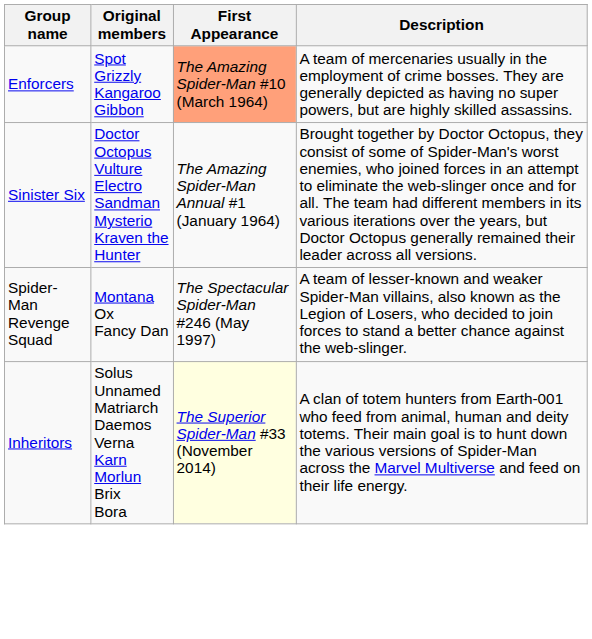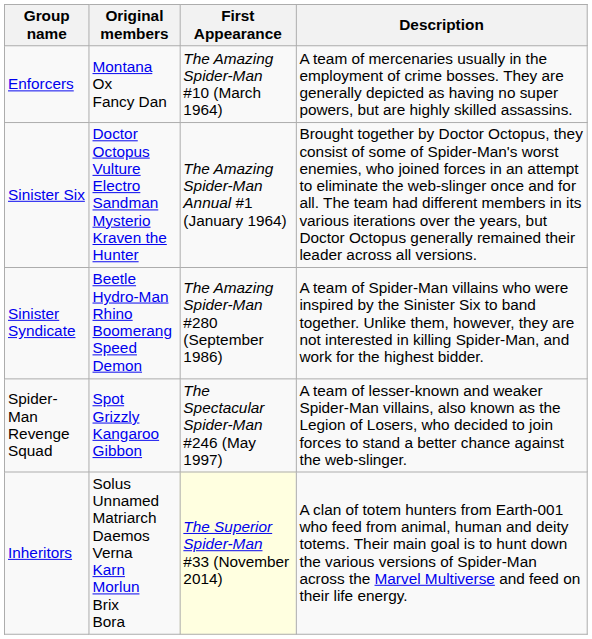(128, 84) Spot Grizzly Kangaroo Gibbon -> (130, 84) Montana Ox Fancy Dan
(231, 84) lightsalmon background -> (228, 84) no background
+ row: (42, 323)
(131, 314) Montana Ox Fancy Dan -> (126, 425) Spot Grizzly Kangaroo Gibbon
